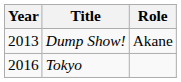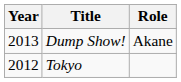(23, 65) 2016 -> (23, 65) 2012
